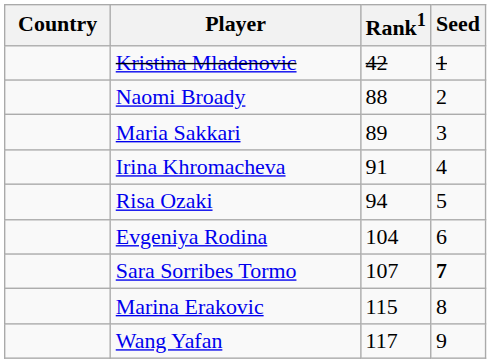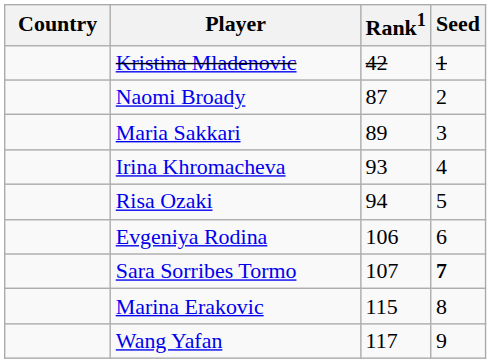(377, 97) 88 -> (377, 97) 87
(377, 166) 91 -> (377, 166) 93
(382, 236) 104 -> (382, 236) 106
